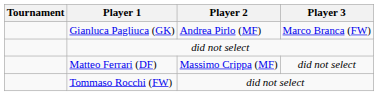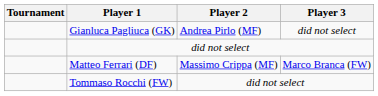(327, 30) Marco Branca (FW) -> (327, 30) did not select
(327, 64) did not select -> (327, 64) Marco Branca (FW)
